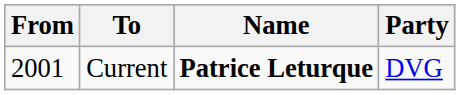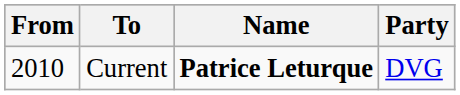(38, 67) 2001 -> (38, 67) 2010
